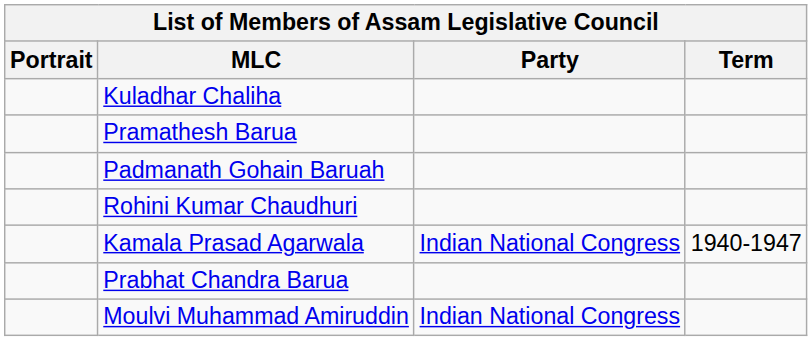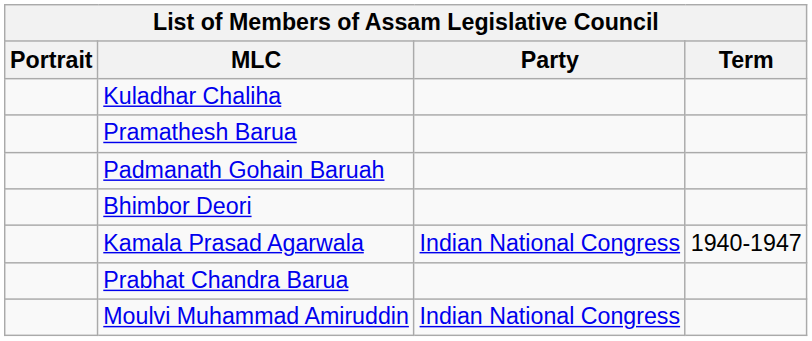- row: (230, 206)
+ row: (177, 206)
